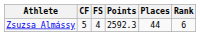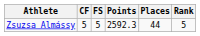(98, 25) 4 -> (98, 25) 5
(184, 25) 6 -> (184, 25) 5
